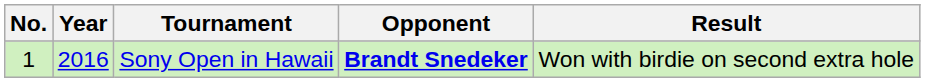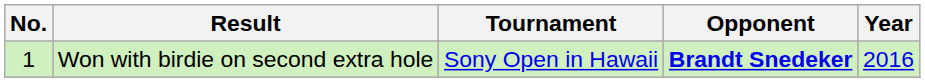columns swapped: (83, 23) <-> (726, 23)
